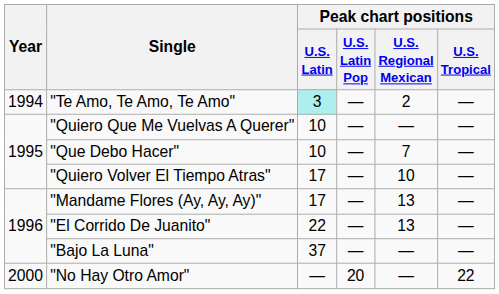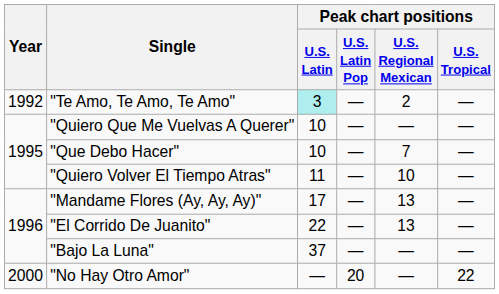(26, 101) 1994 -> (26, 101) 1992
(317, 176) 17 -> (317, 176) 11
